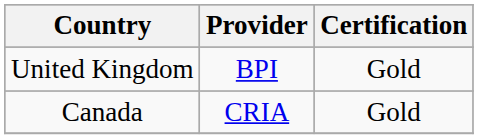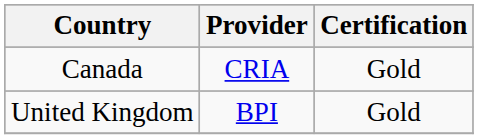rows swapped: (102, 111) <-> (102, 68)
